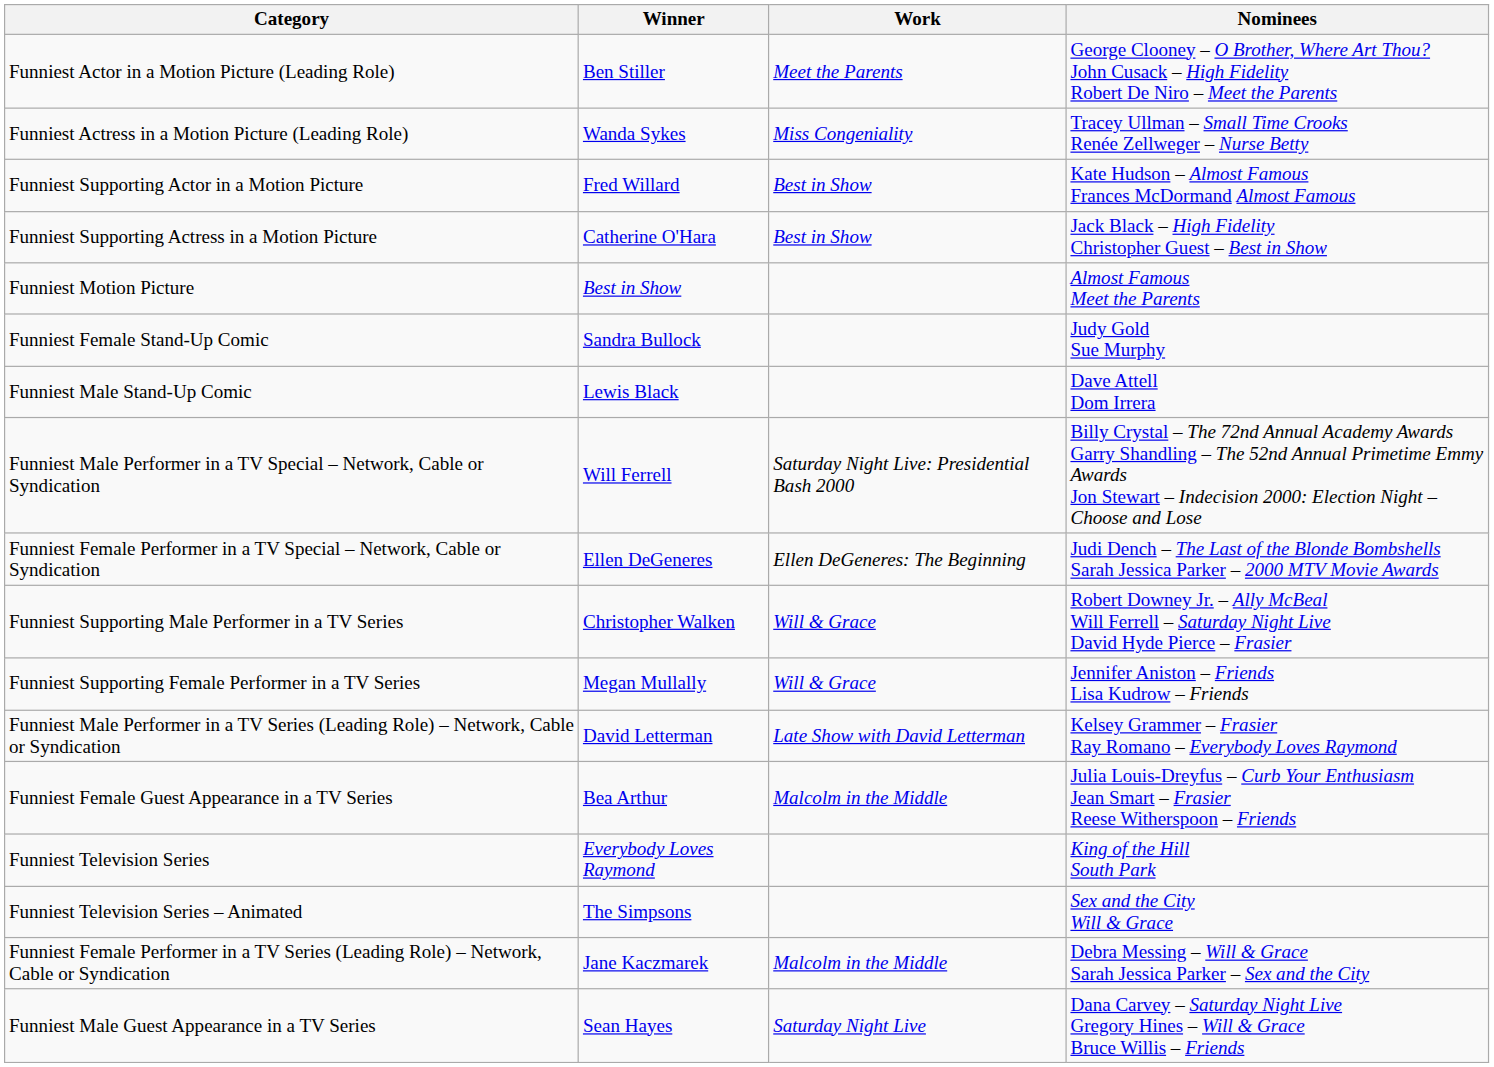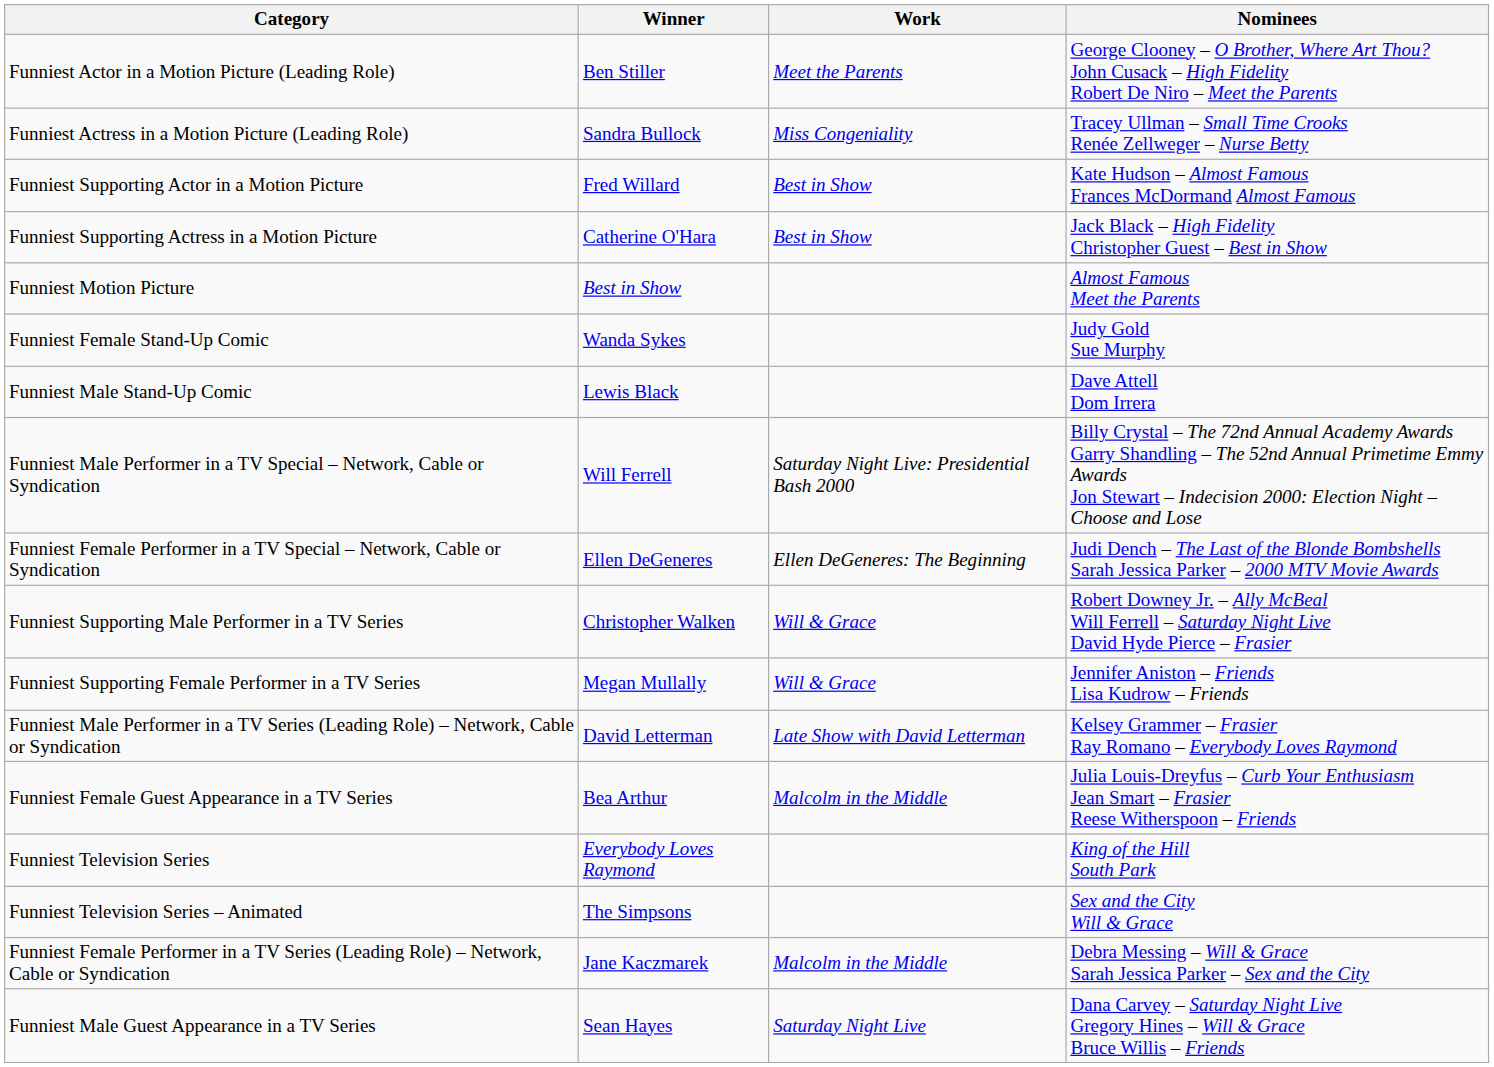(634, 133) Wanda Sykes -> (642, 133) Sandra Bullock
(642, 340) Sandra Bullock -> (634, 340) Wanda Sykes
